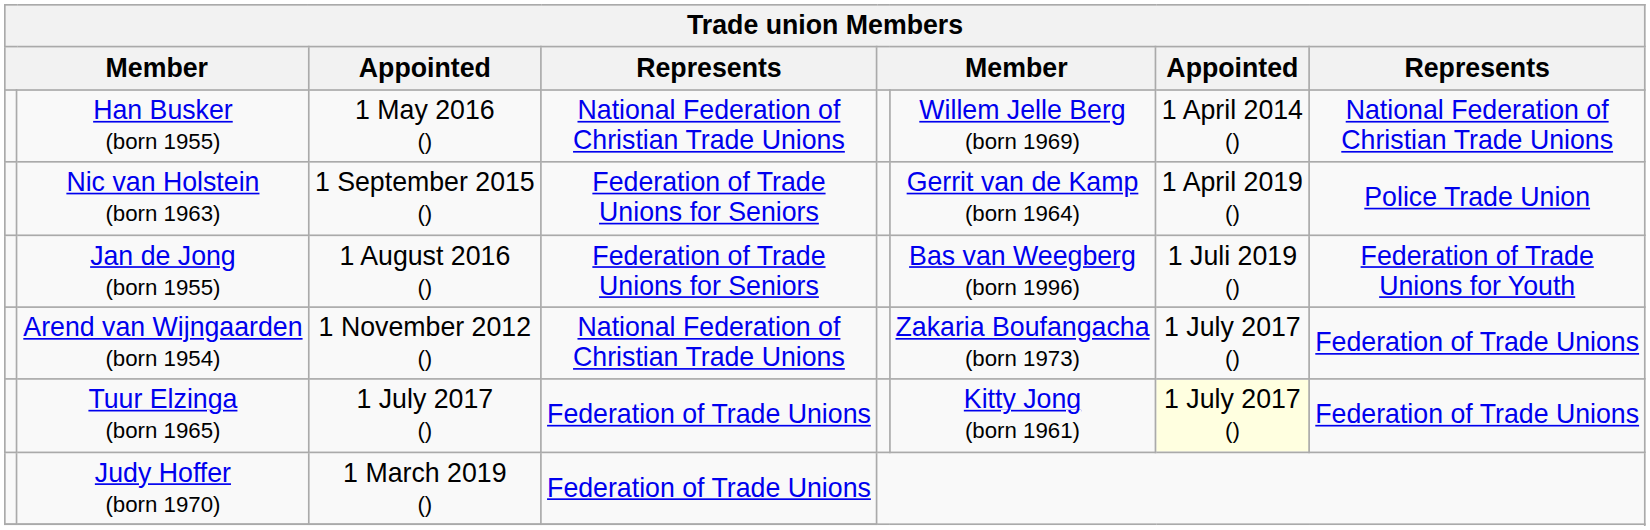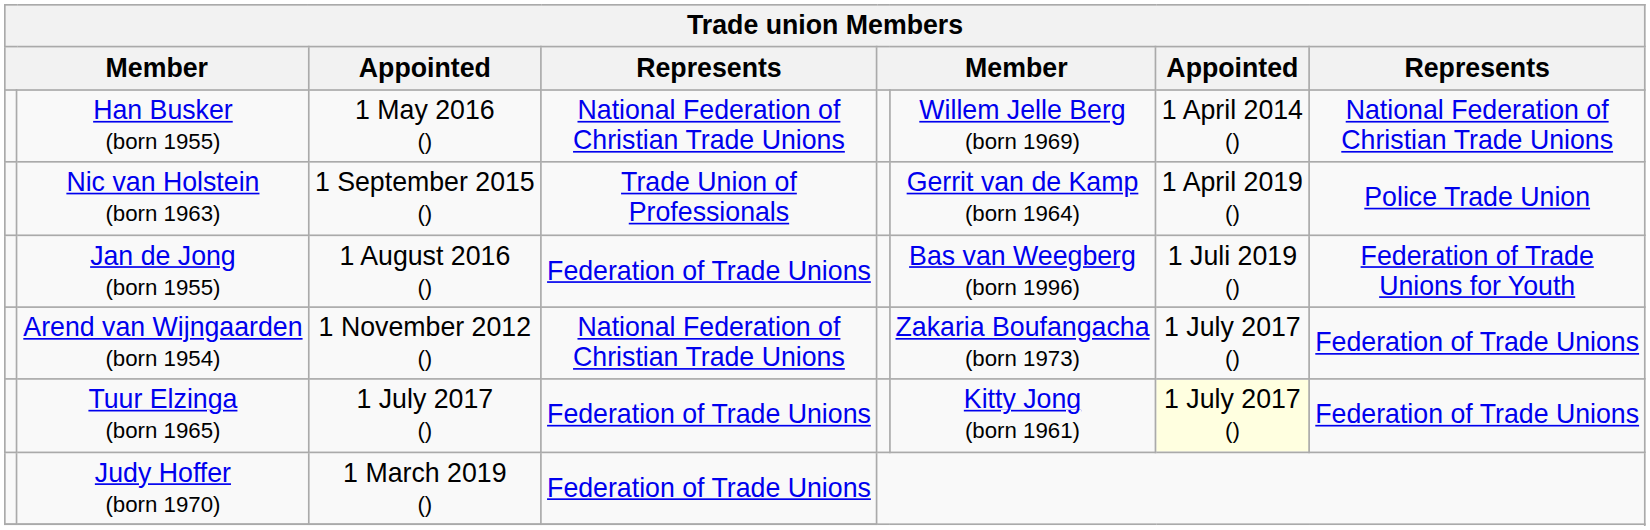(709, 197) Federation of Trade Unions for Seniors -> (709, 197) Trade Union of Professionals
(709, 270) Federation of Trade Unions for Seniors -> (709, 270) Federation of Trade Unions
